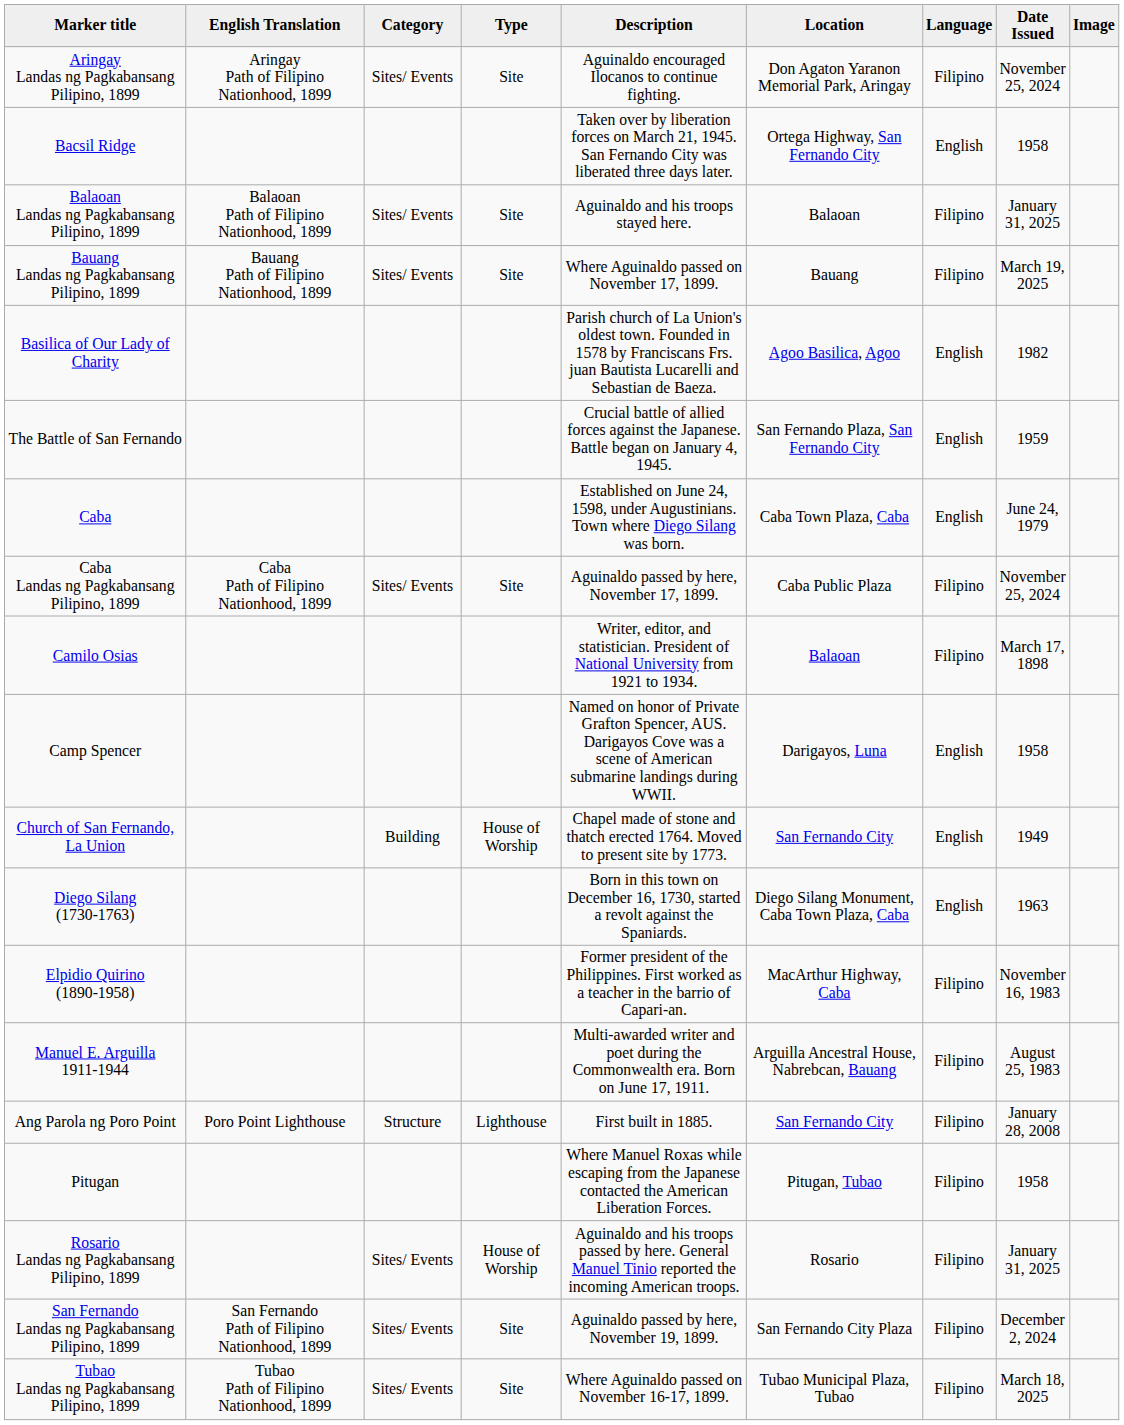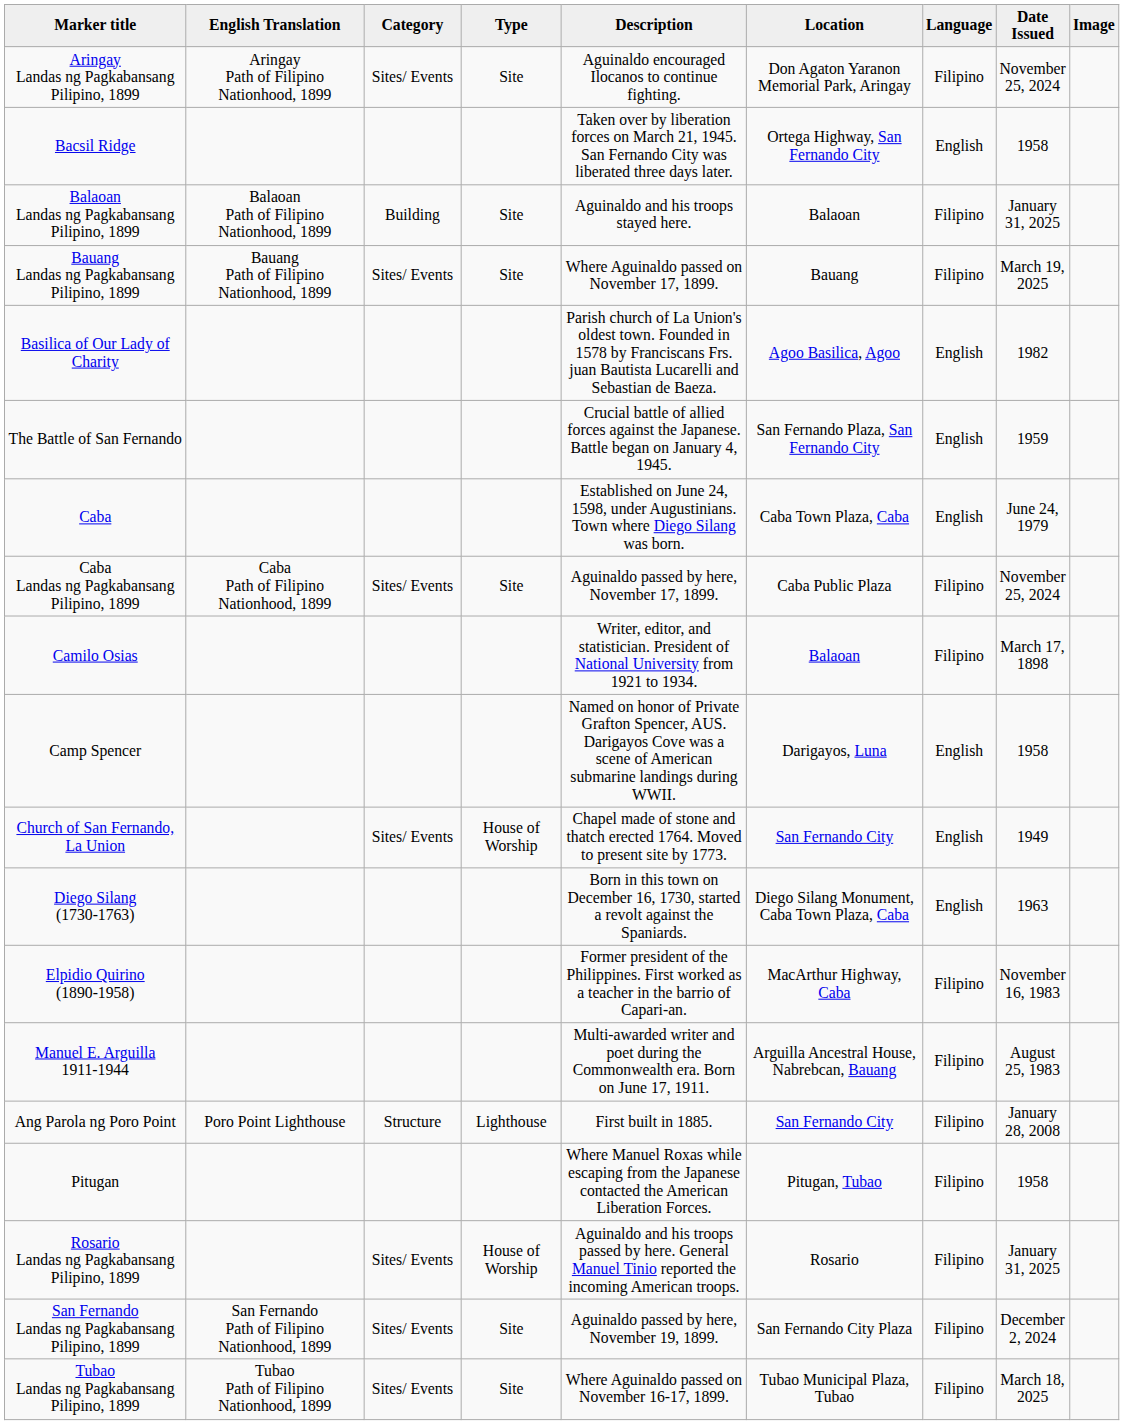(412, 215) Sites/ Events -> (412, 215) Building
(412, 837) Building -> (412, 837) Sites/ Events
